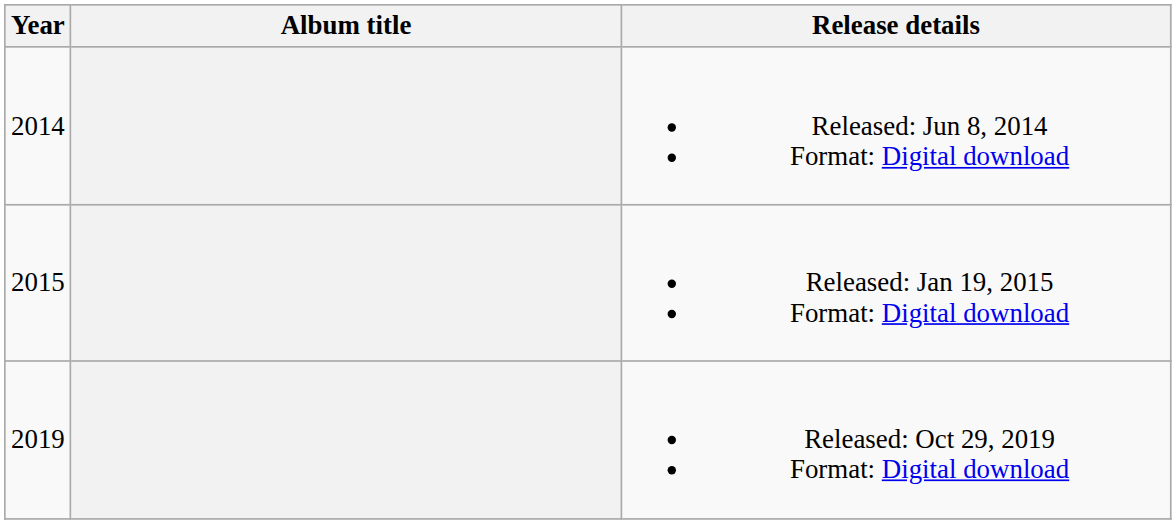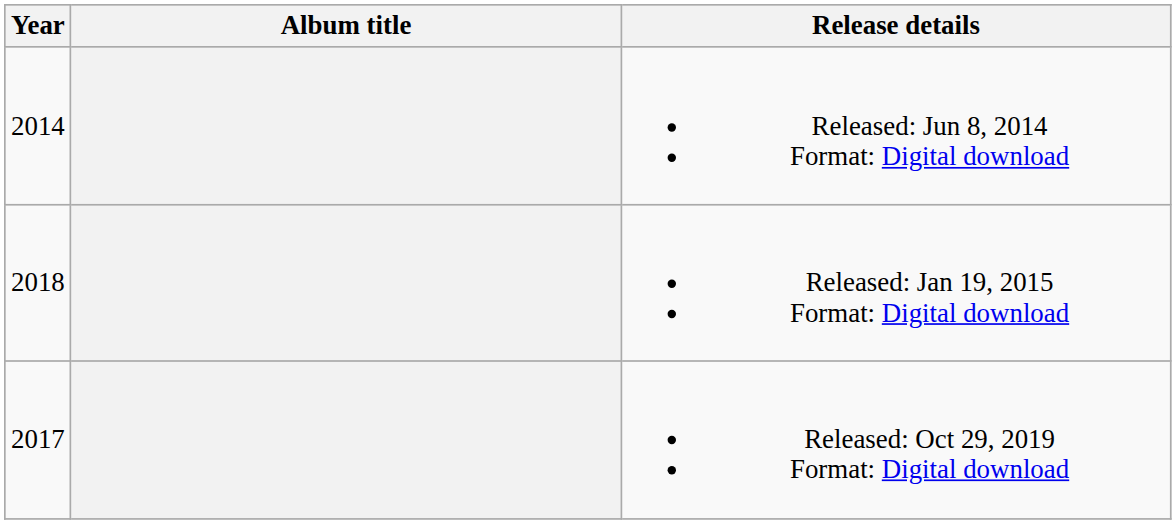(38, 282) 2015 -> (38, 282) 2018
(38, 439) 2019 -> (38, 439) 2017
